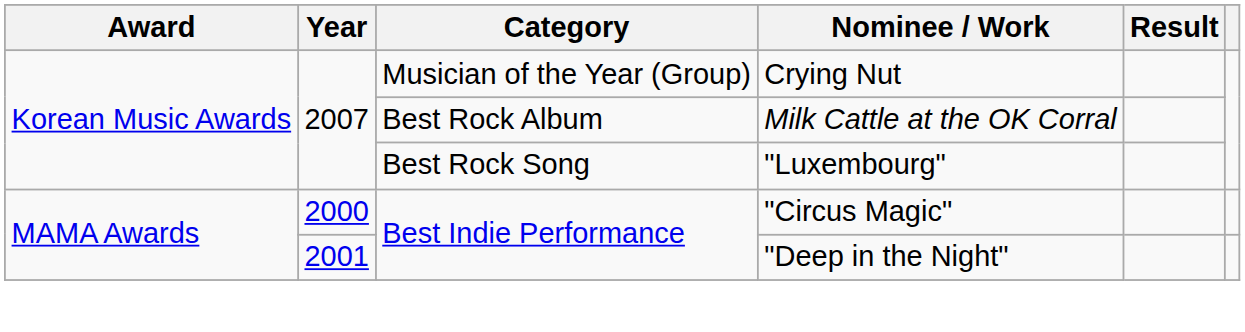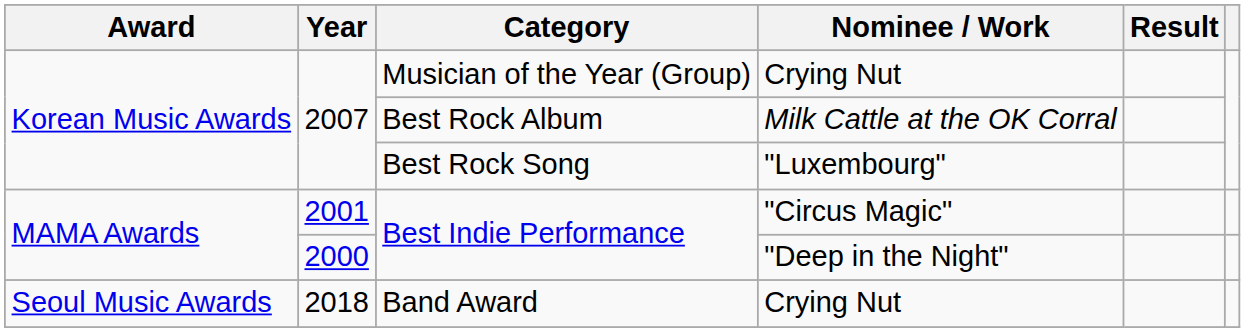(337, 211) 2000 -> (337, 211) 2001
(337, 257) 2001 -> (337, 257) 2000
+ row: (460, 303)
